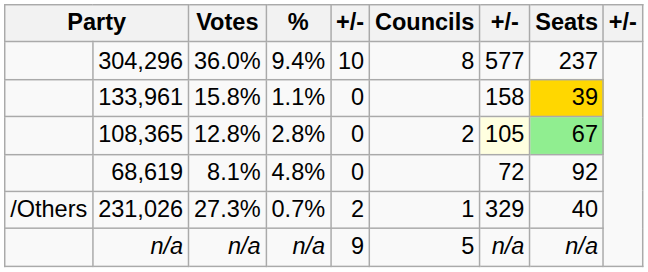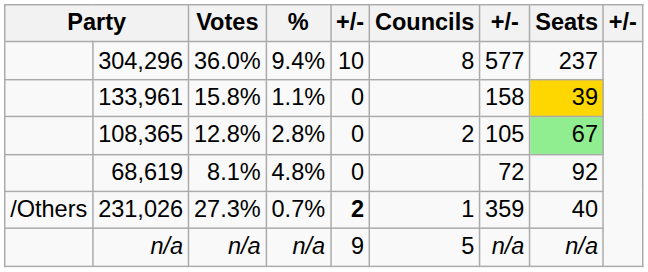(505, 135) lightyellow background -> (505, 135) no background
(358, 209) normal -> (358, 209) bold
(505, 209) 329 -> (505, 209) 359
